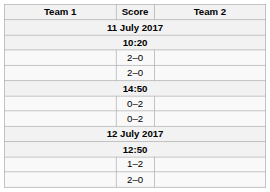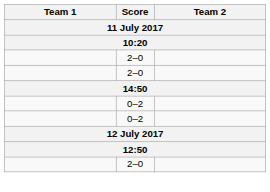- row: (60, 165)
